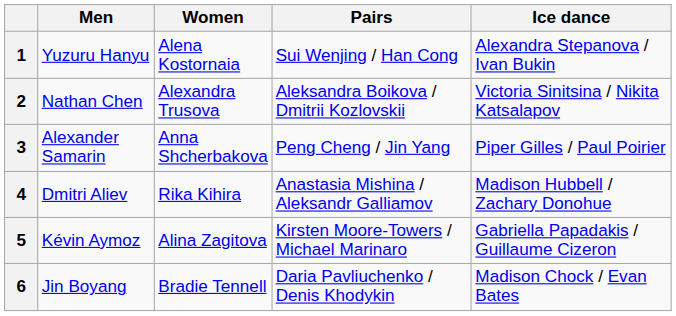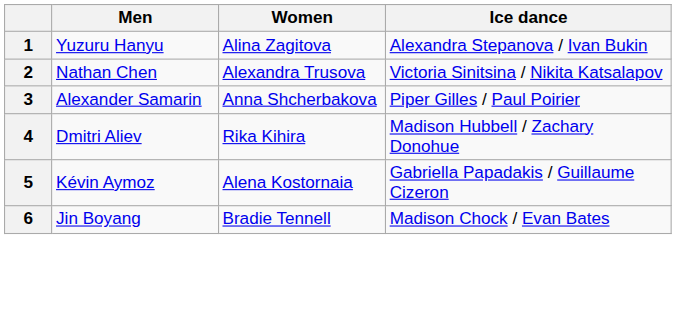- column: (372, 18)
(199, 54) Alena Kostornaia -> (277, 45) Alina Zagitova
(213, 240) Alina Zagitova -> (288, 182) Alena Kostornaia
